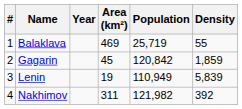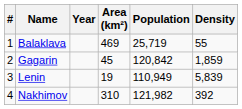(110, 95) 311 -> (110, 95) 310
